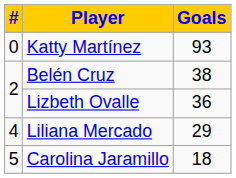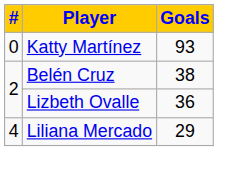- row: (98, 159)
